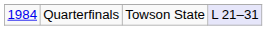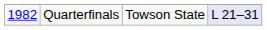(22, 15) 1984 -> (22, 15) 1982
